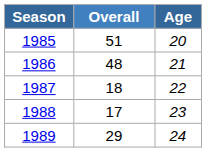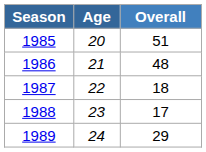columns swapped: (178, 17) <-> (114, 17)
